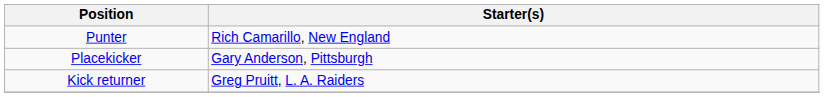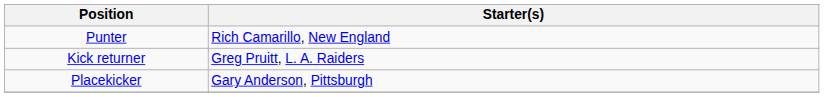rows swapped: (106, 59) <-> (106, 80)
